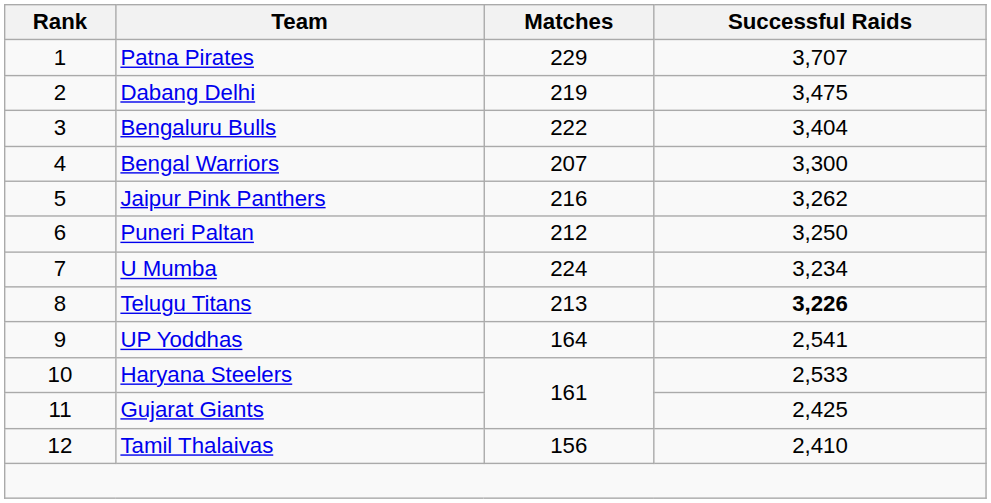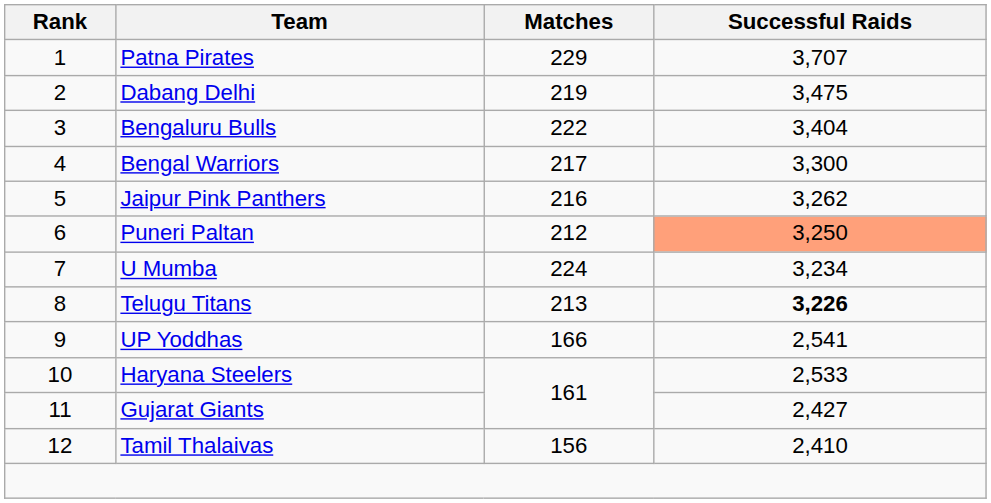(569, 163) 207 -> (569, 163) 217
(820, 233) no background -> (820, 233) lightsalmon background
(569, 339) 164 -> (569, 339) 166
(820, 410) 2,425 -> (820, 410) 2,427
